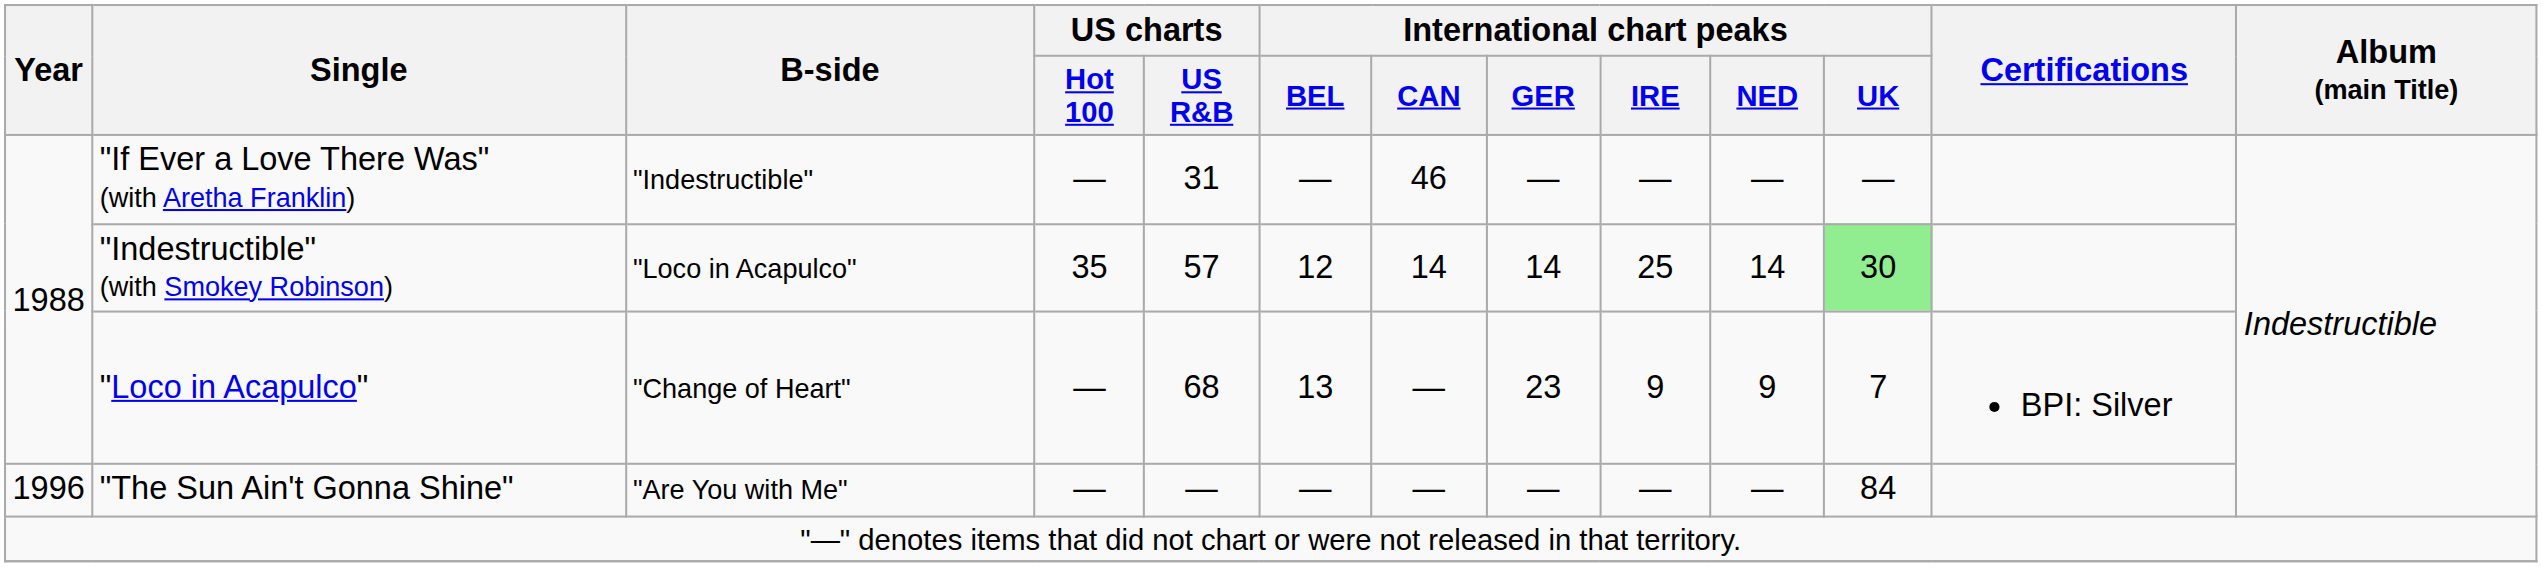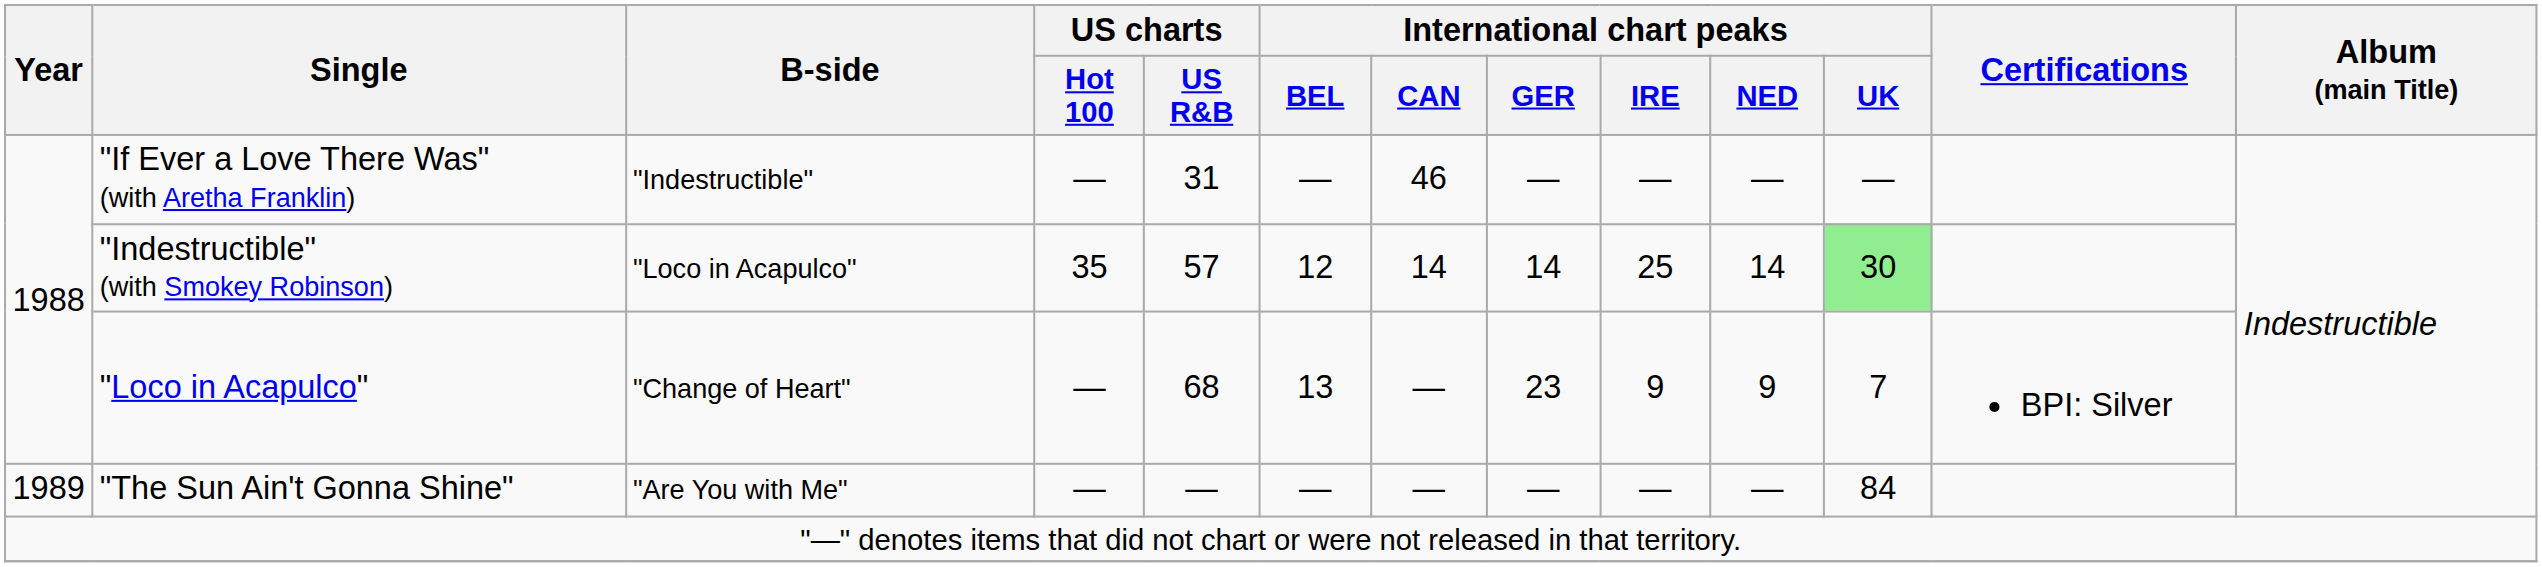(49, 489) 1996 -> (49, 489) 1989
